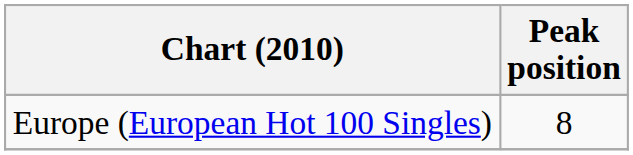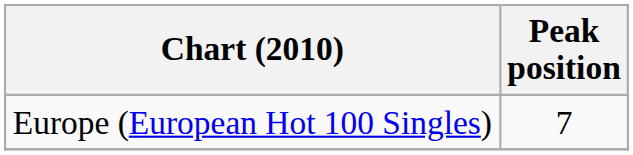(564, 121) 8 -> (564, 121) 7
